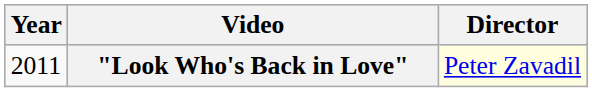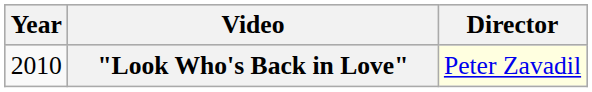(36, 65) 2011 -> (36, 65) 2010
